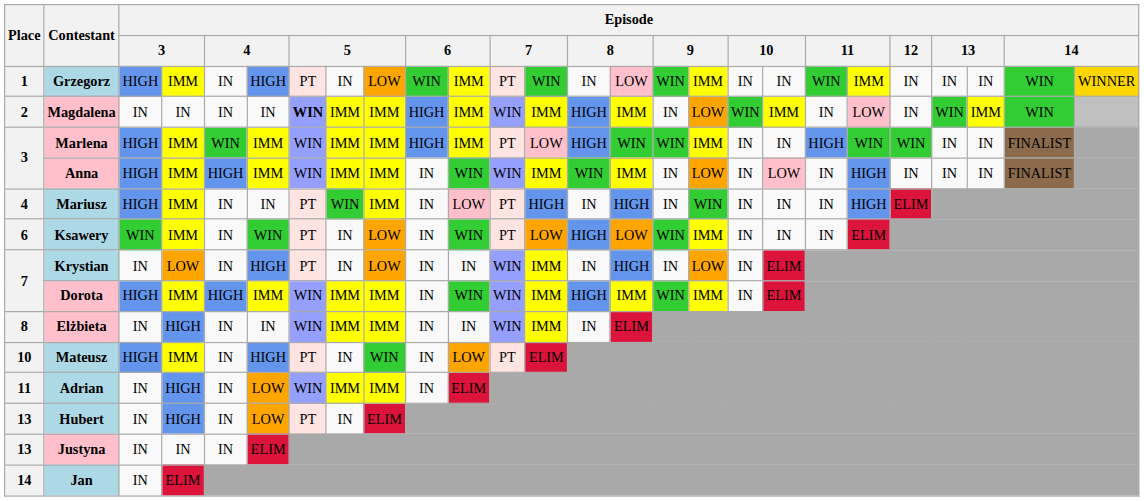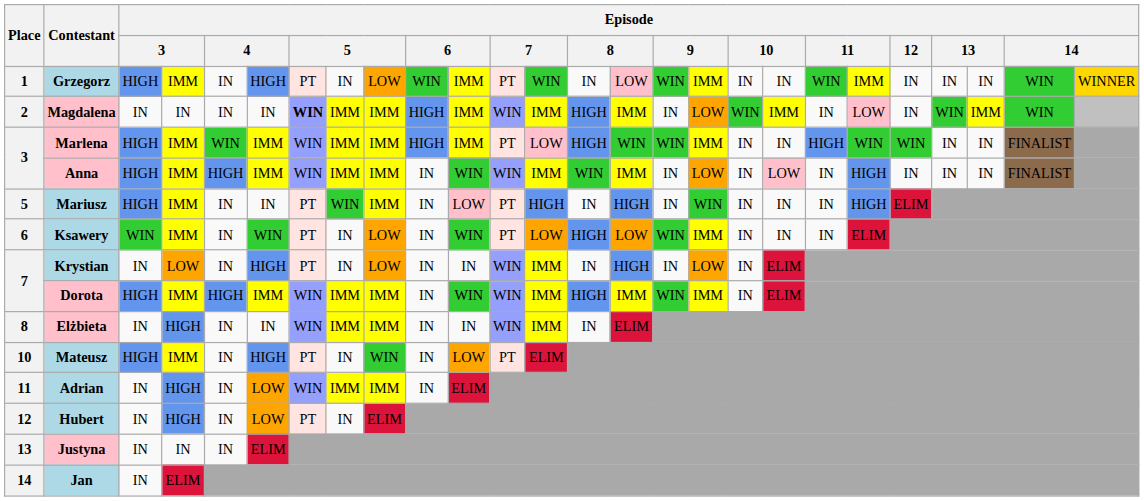(24, 204) 4 -> (24, 204) 5
(24, 419) 13 -> (24, 419) 12
